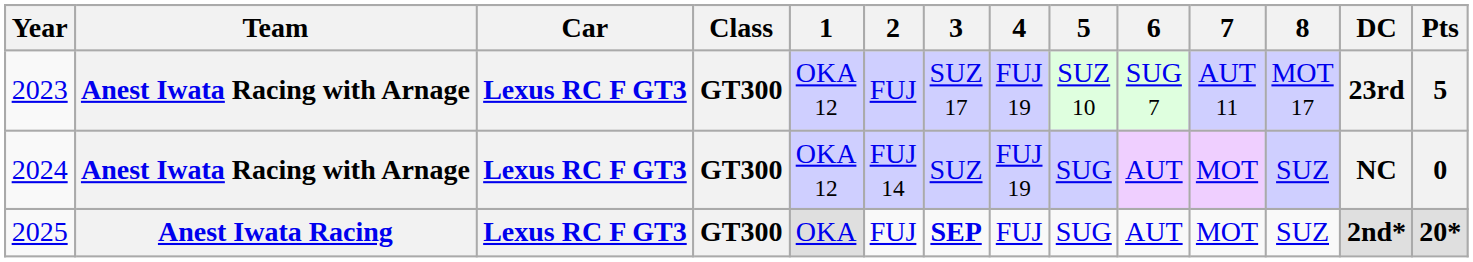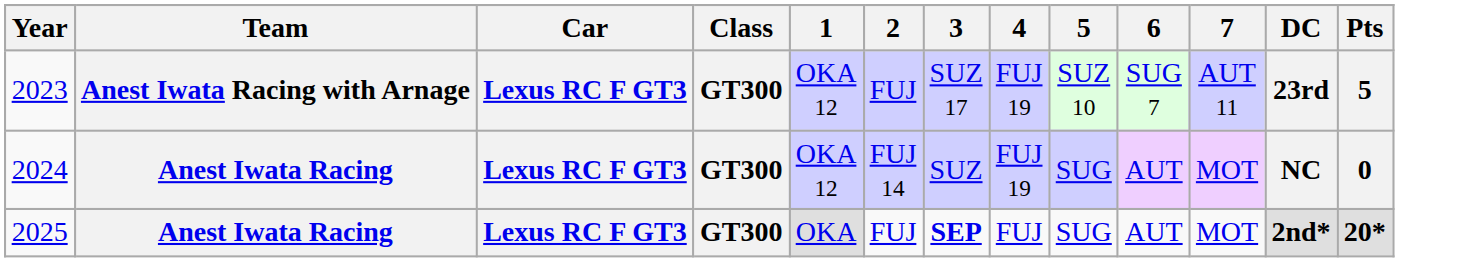- column: (1303, 27)
(275, 169) Anest Iwata Racing with Arnage -> (275, 169) Anest Iwata Racing
